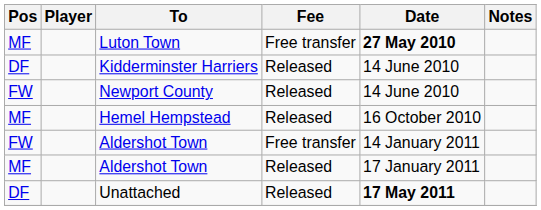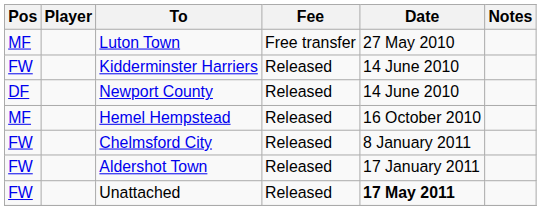(409, 42) bold -> (409, 42) normal
(19, 67) DF -> (20, 67) FW
(20, 92) FW -> (19, 92) DF
+ row: (156, 142)
- row: (153, 142)
(20, 167) MF -> (20, 167) FW
(19, 192) DF -> (20, 192) FW
